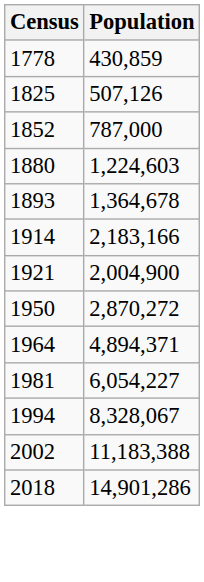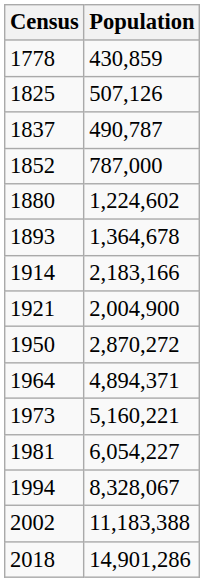+ row: (32, 129)
(134, 165) 1,224,603 -> (134, 201) 1,224,602
+ row: (32, 415)
